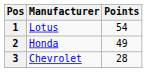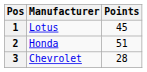(122, 28) 54 -> (122, 28) 45
(122, 44) 49 -> (122, 44) 51
